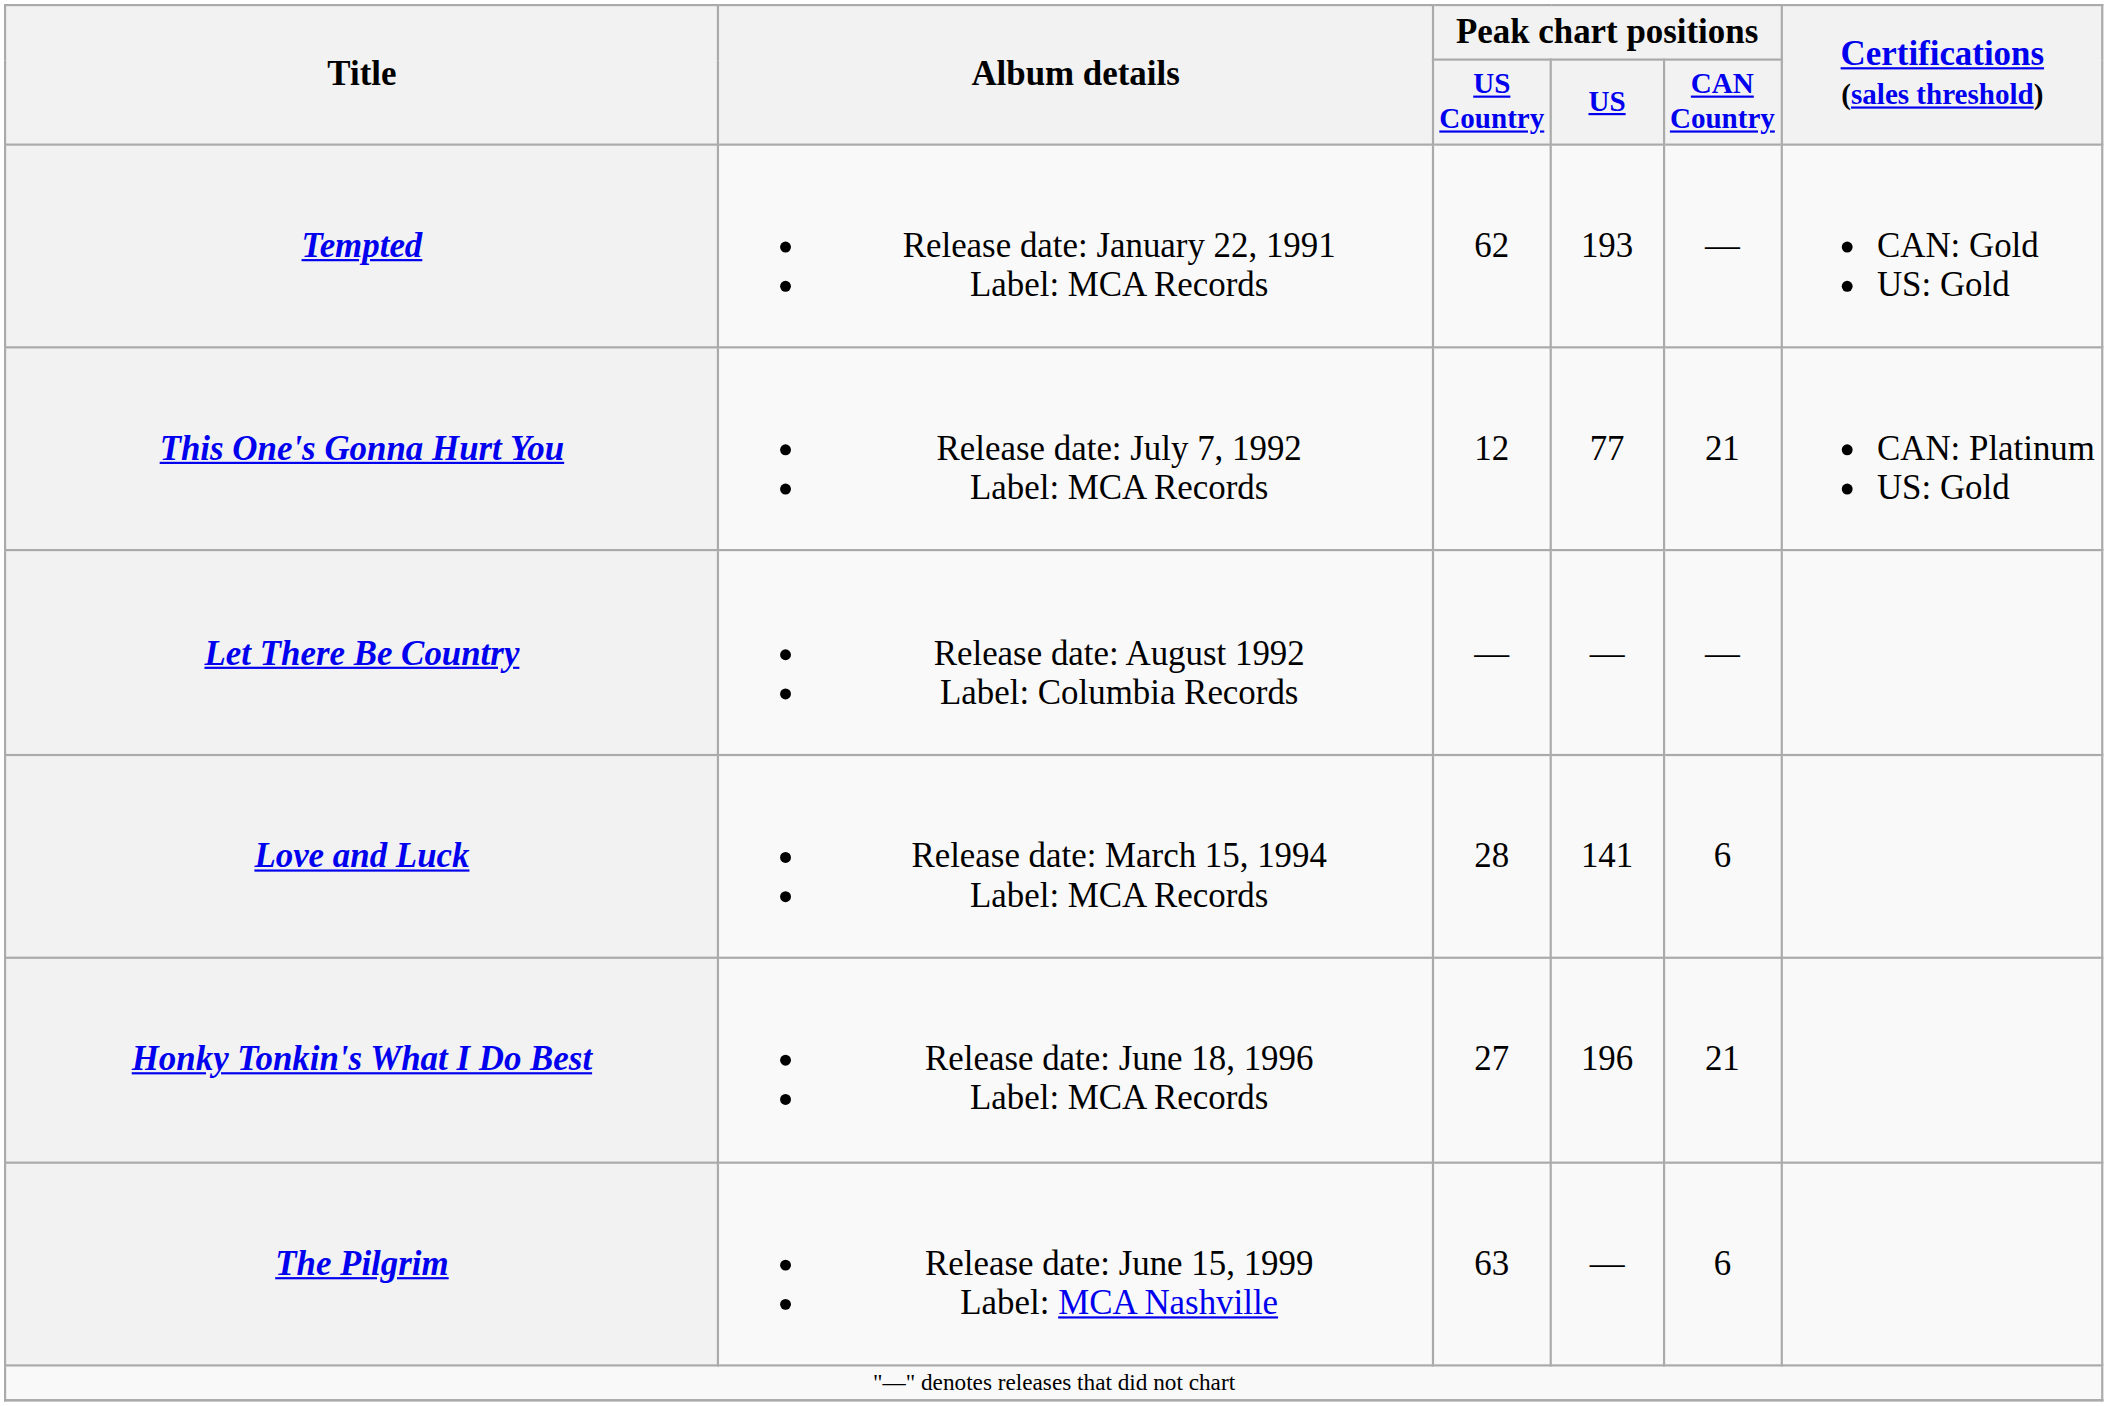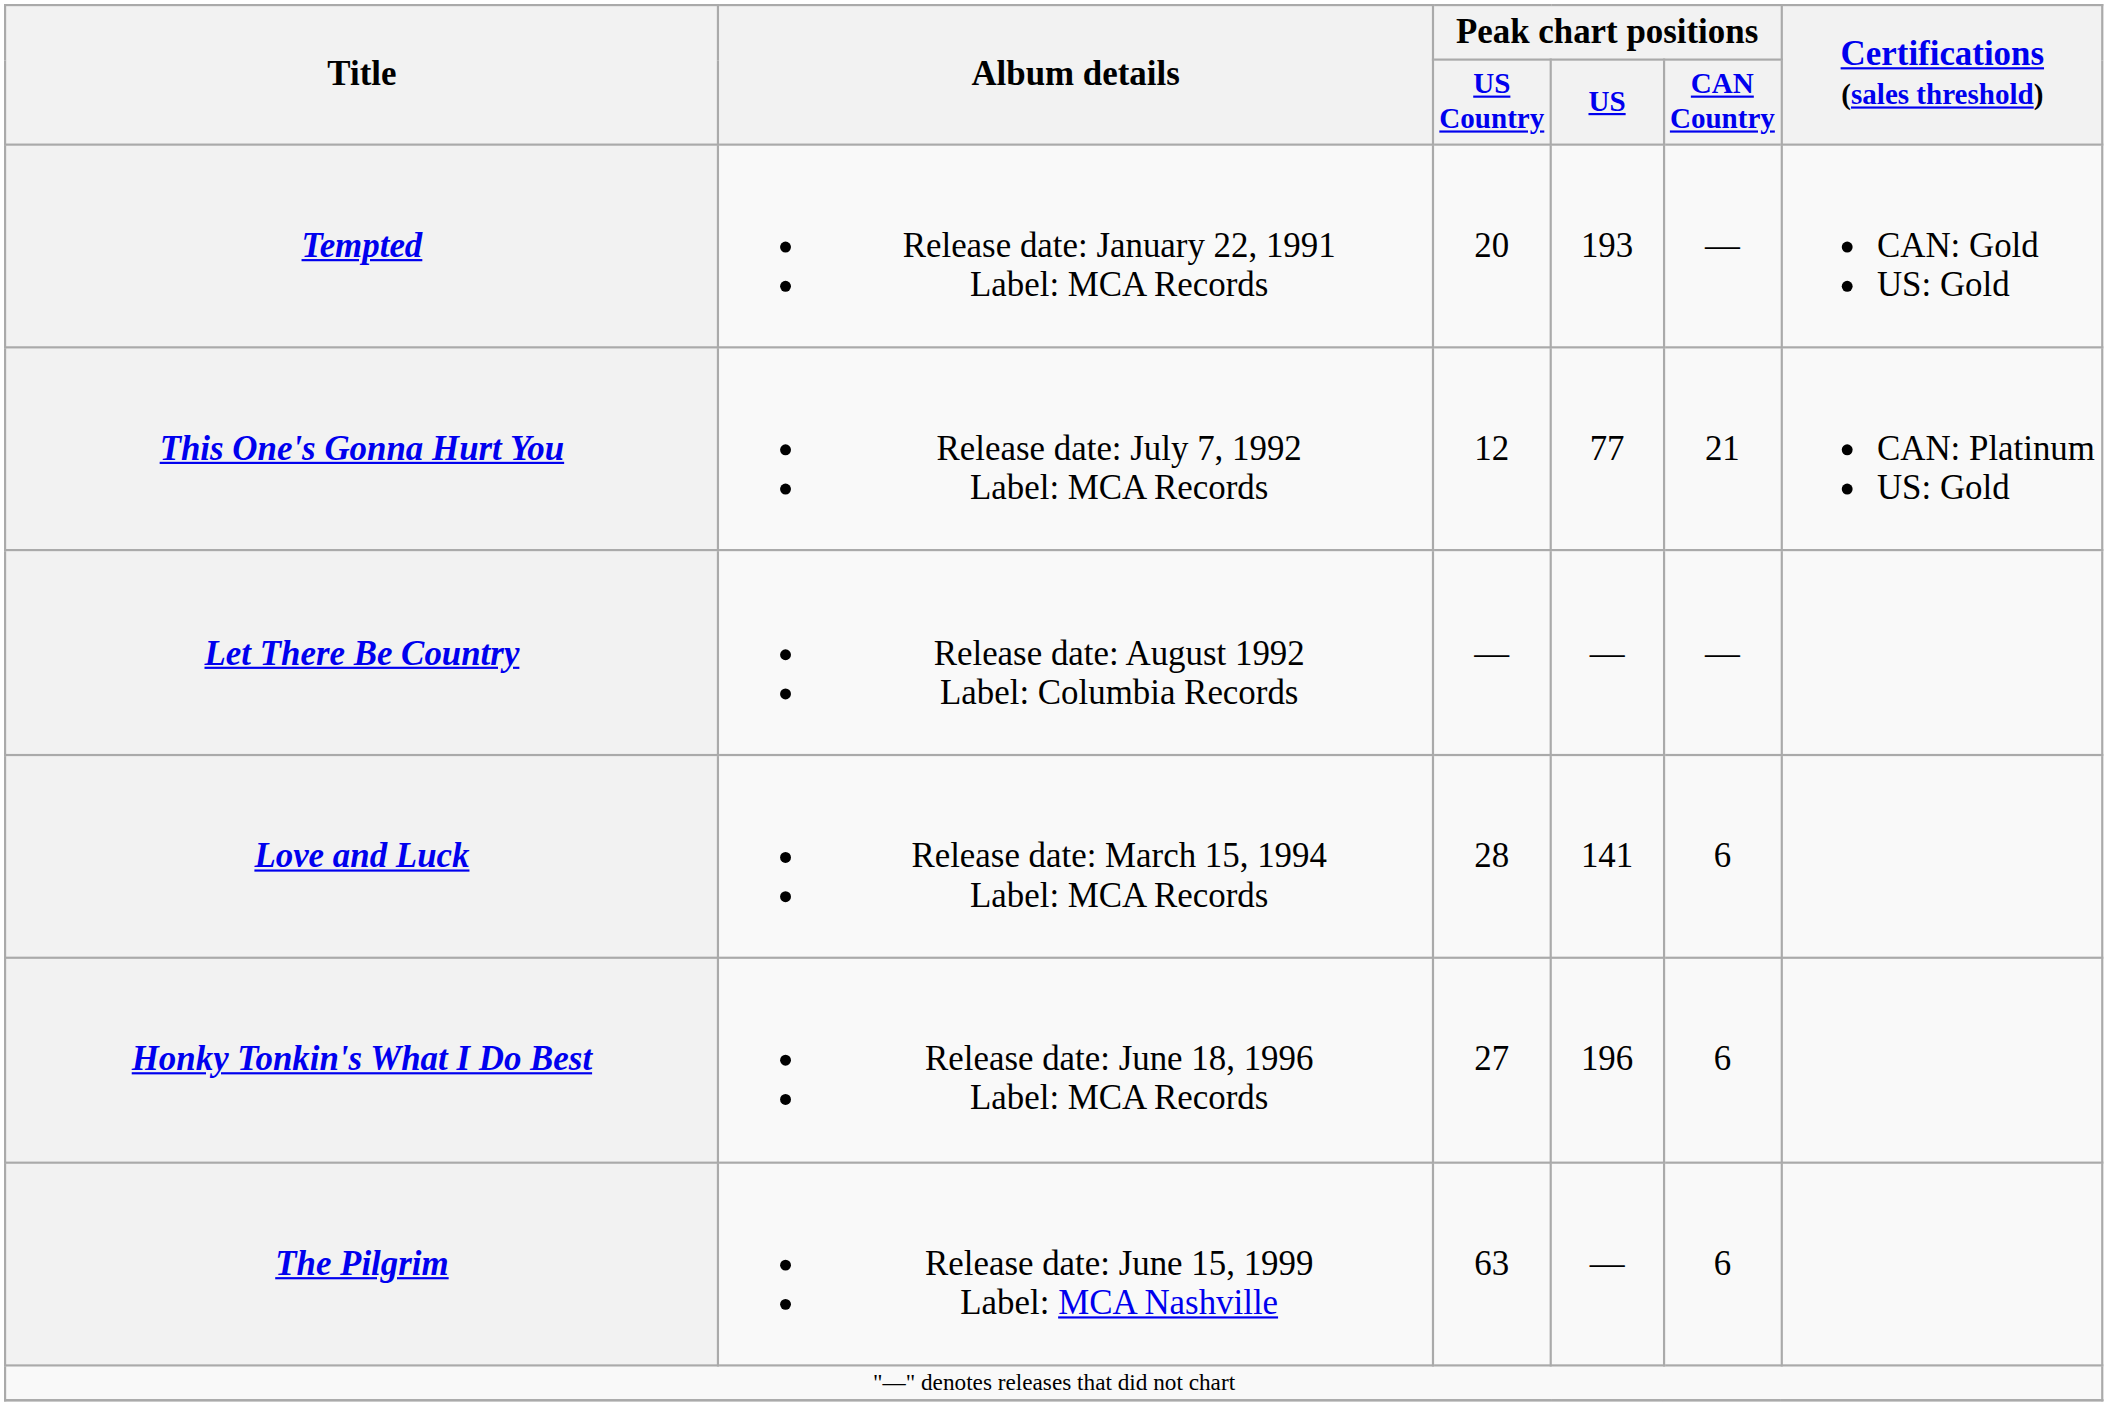(1492, 245) 62 -> (1492, 245) 20
(1722, 1059) 21 -> (1722, 1059) 6
